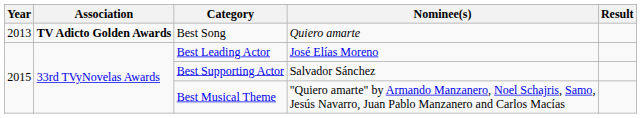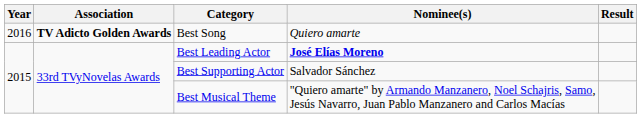(19, 33) 2013 -> (19, 33) 2016
(334, 52) normal -> (337, 52) bold
